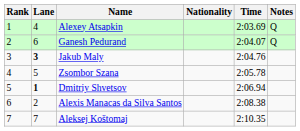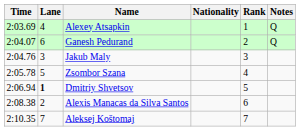columns swapped: (18, 12) <-> (251, 12)
(36, 57) bold -> (42, 57) normal
